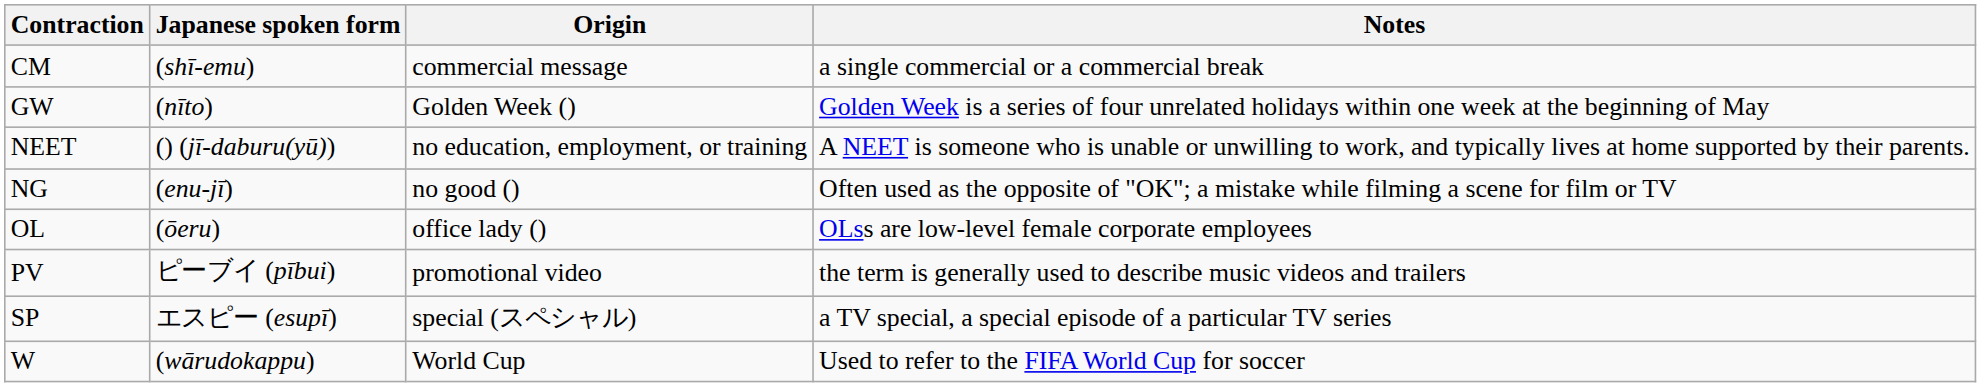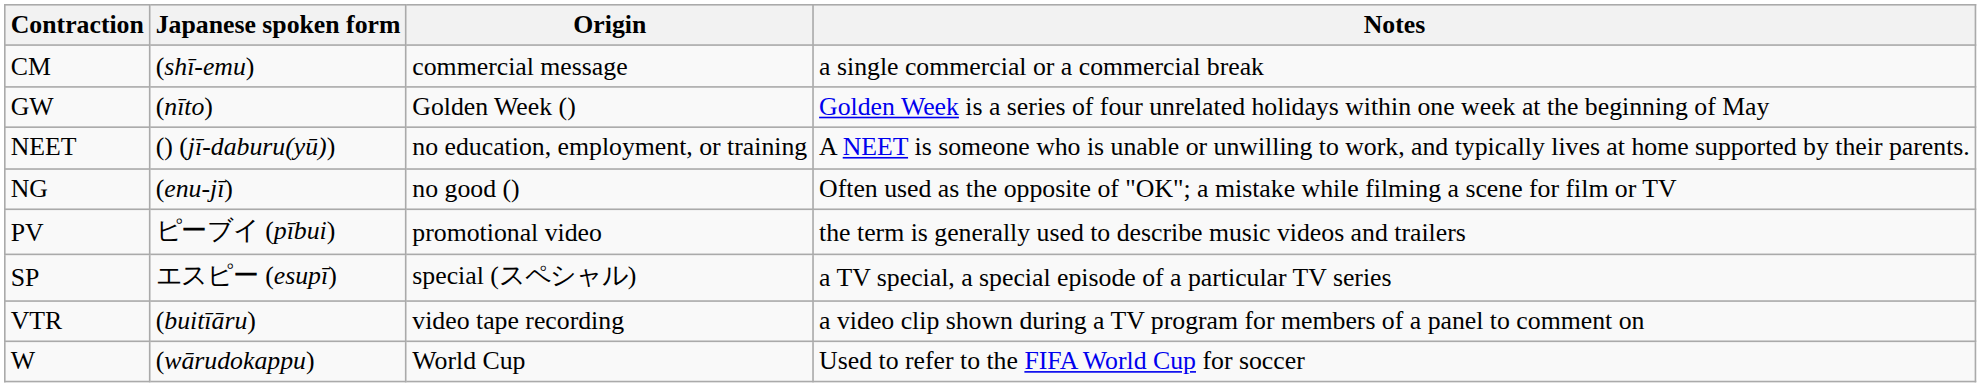- row: (28, 229)
+ row: (37, 320)
